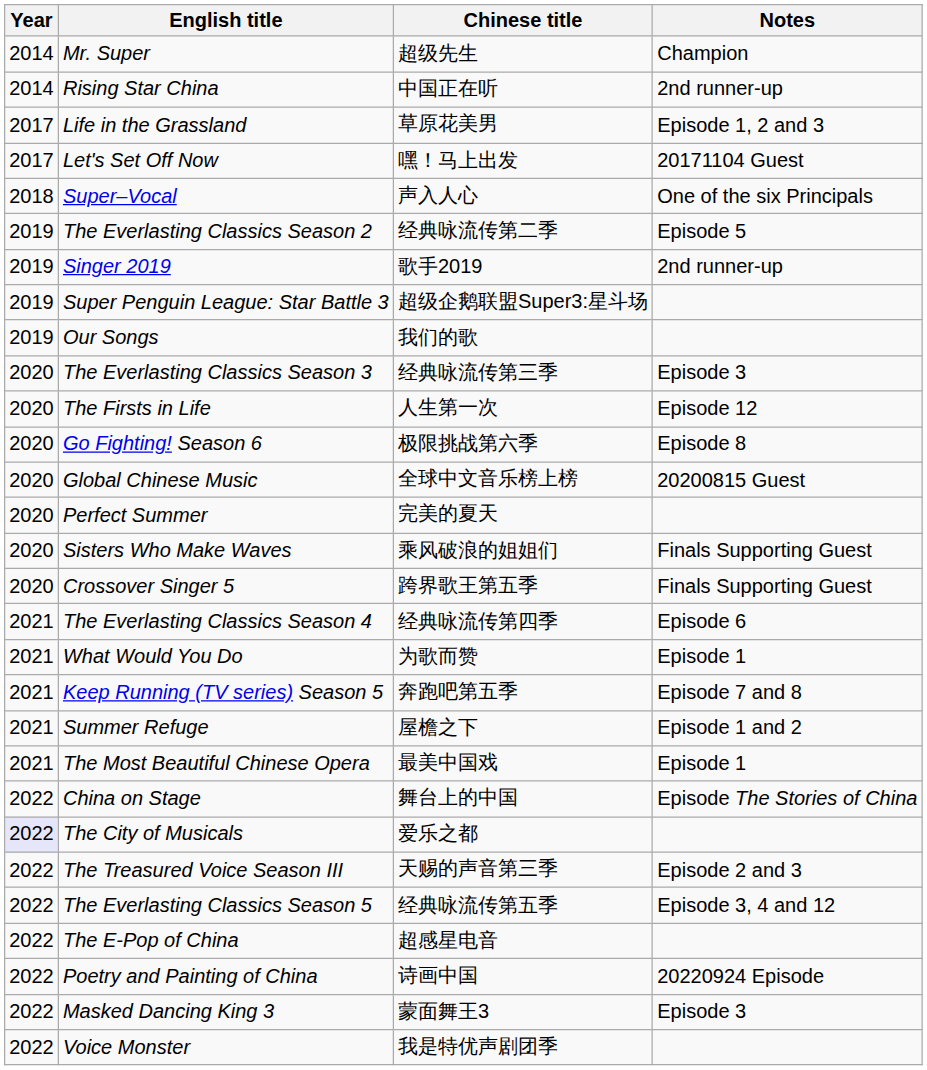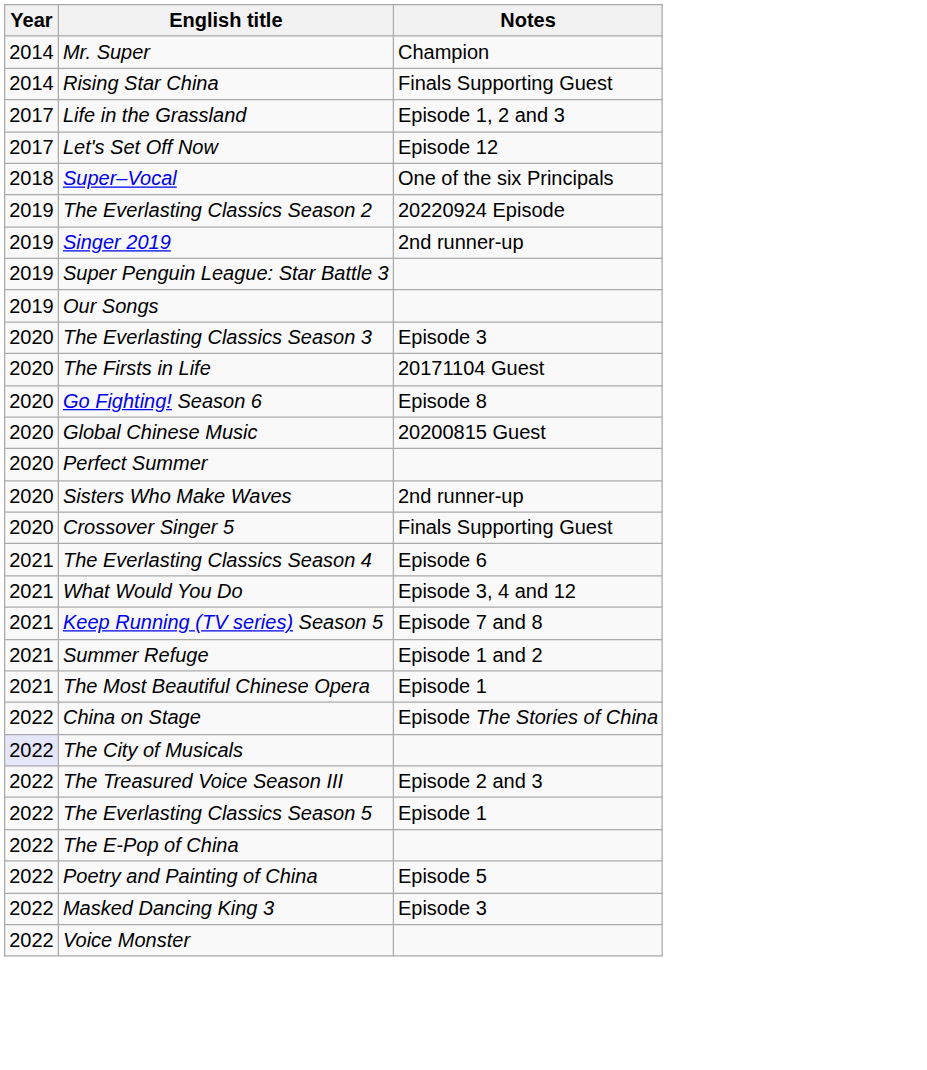- column: (523, 20)
(720, 89) 2nd runner-up -> (505, 83) Finals Supporting Guest
(730, 160) 20171104 Guest -> (448, 147) Episode 12
(702, 231) Episode 5 -> (481, 210) 20220924 Episode
(707, 408) Episode 12 -> (471, 369) 20171104 Guest
(765, 550) Finals Supporting Guest -> (461, 496) 2nd runner-up
(702, 656) Episode 1 -> (487, 591) Episode 3, 4 and 12
(746, 905) Episode 3, 4 and 12 -> (442, 813) Episode 1
(741, 976) 20220924 Episode -> (442, 876) Episode 5
